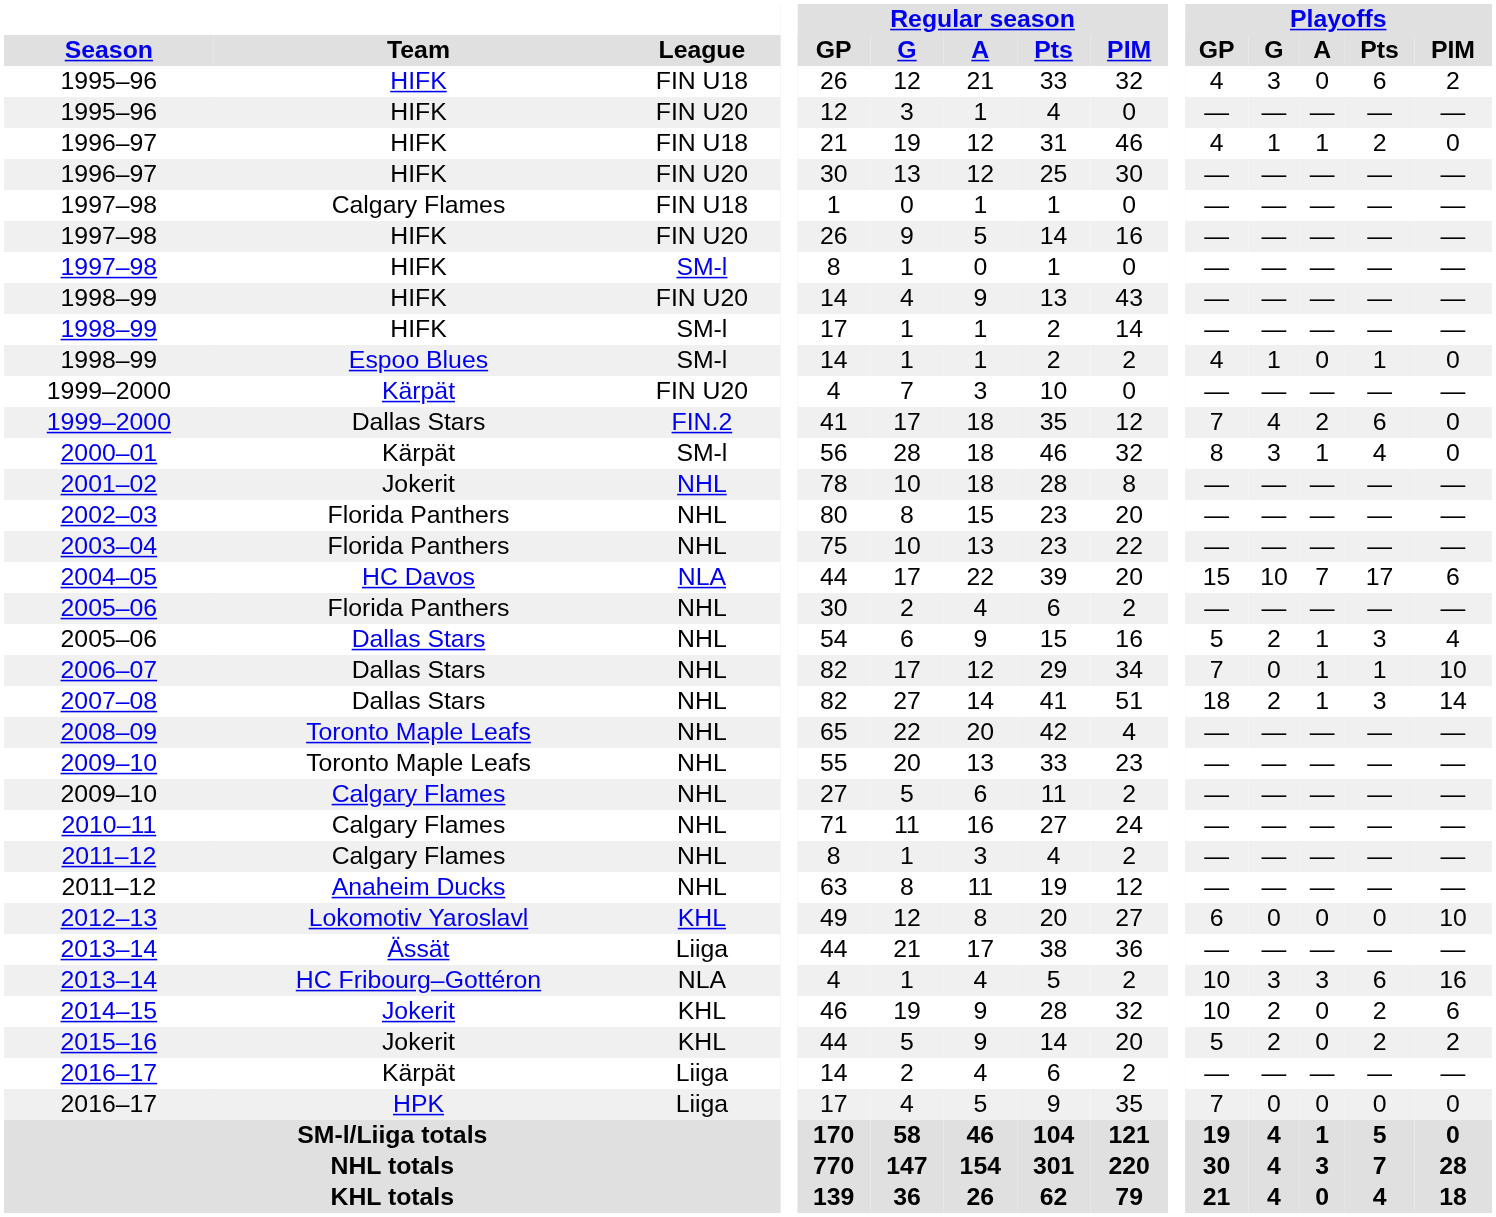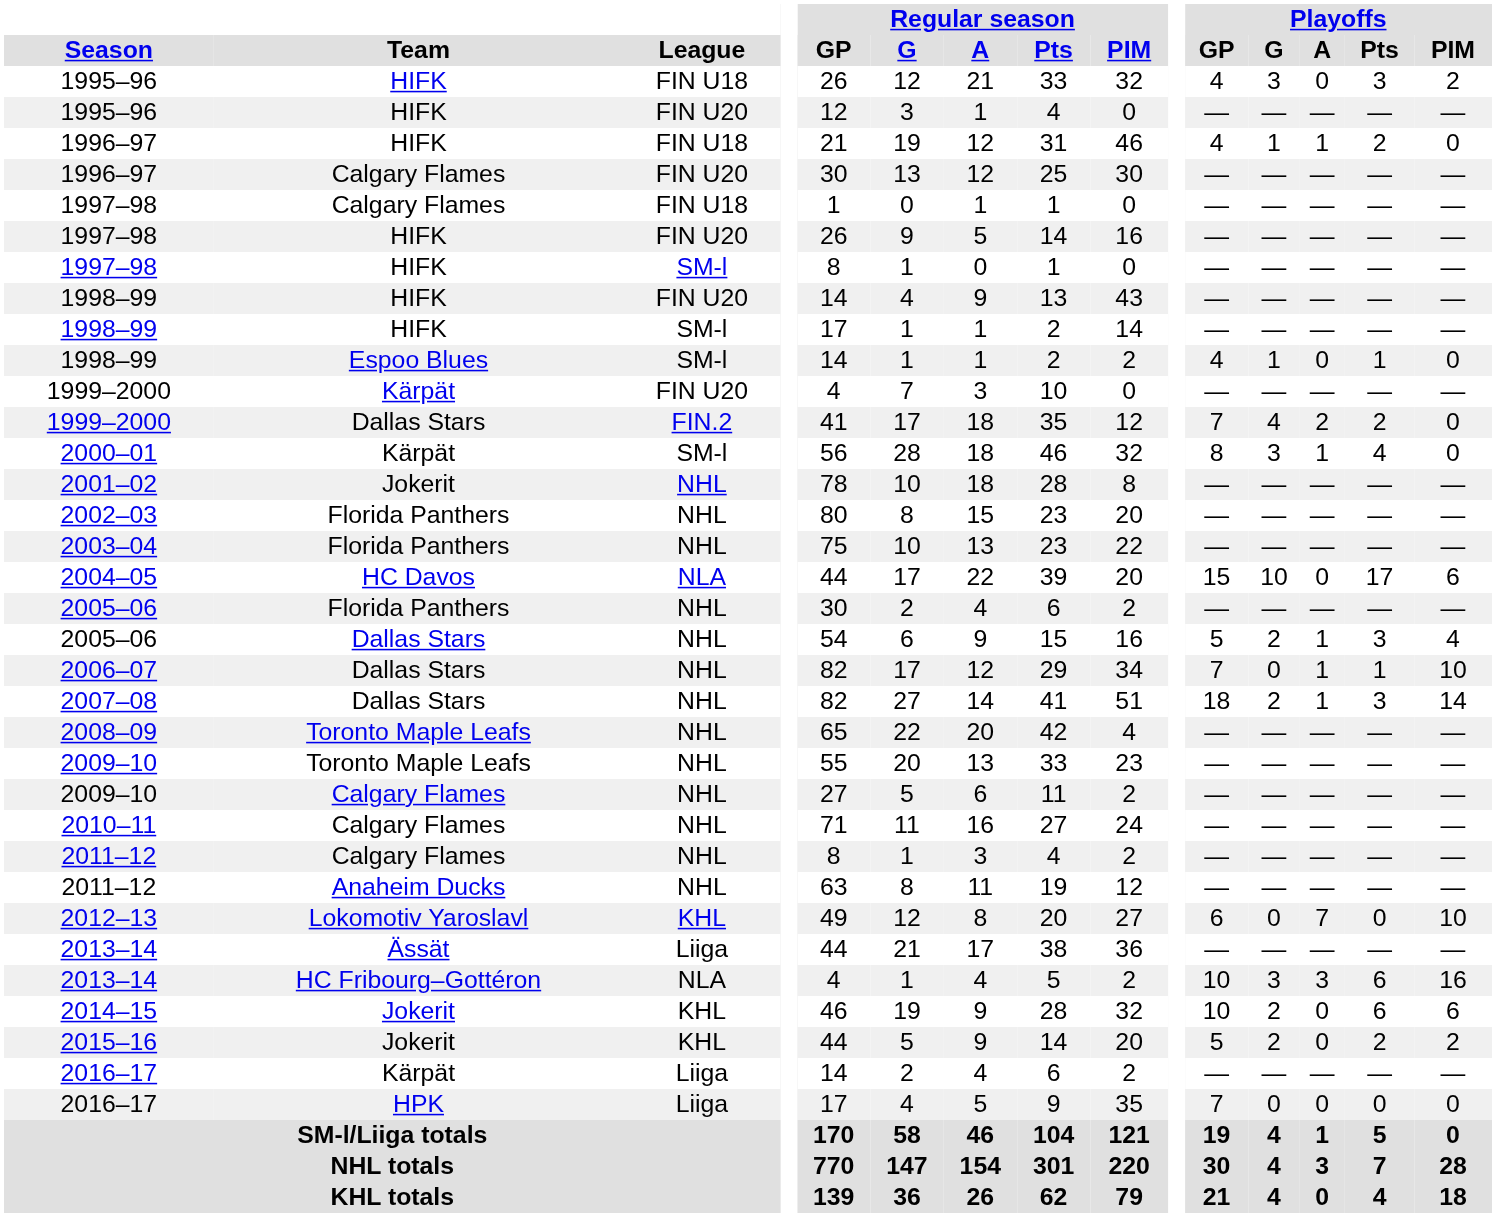(1380, 81) 6 -> (1380, 81) 3
(418, 174) HIFK -> (418, 174) Calgary Flames
(1380, 422) 6 -> (1380, 422) 2
(1322, 577) 7 -> (1322, 577) 0
(1322, 918) 0 -> (1322, 918) 7
(1380, 1011) 2 -> (1380, 1011) 6
